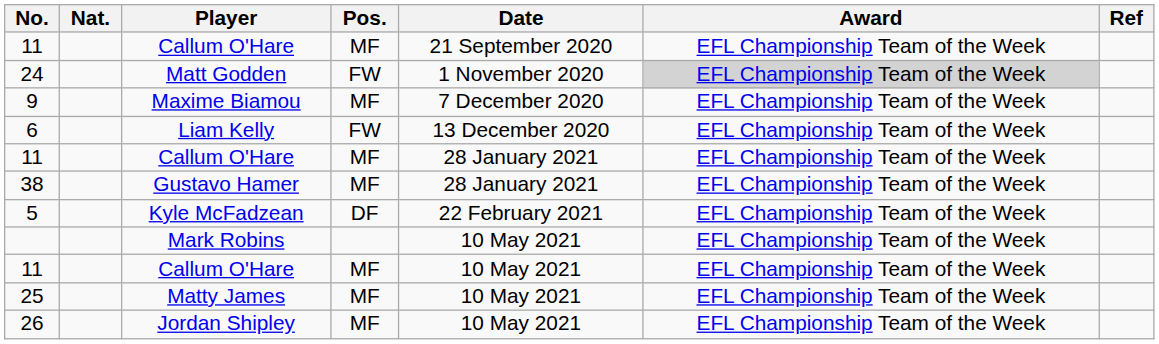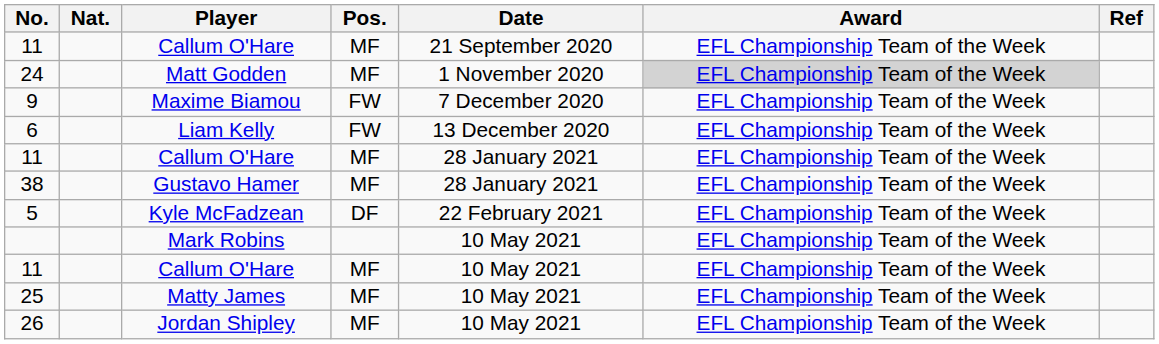(365, 73) FW -> (365, 73) MF
(365, 101) MF -> (365, 101) FW
